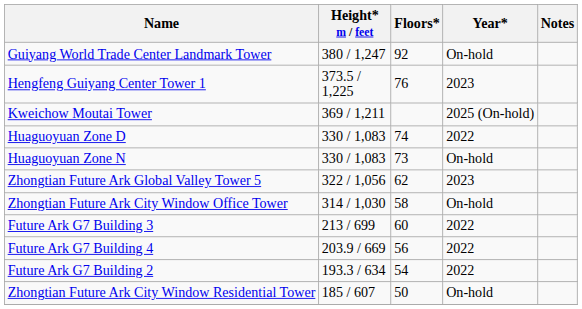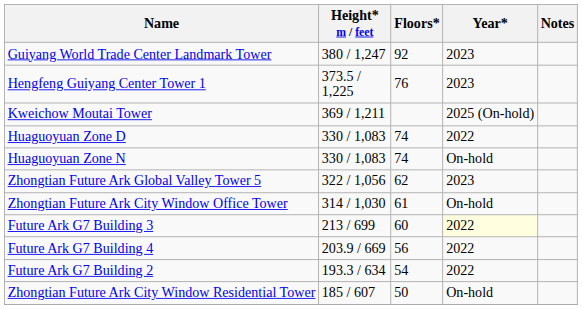(470, 53) On-hold -> (460, 53) 2023
(401, 158) 73 -> (401, 158) 74
(401, 203) 58 -> (401, 203) 61
(460, 225) no background -> (460, 225) lightyellow background
